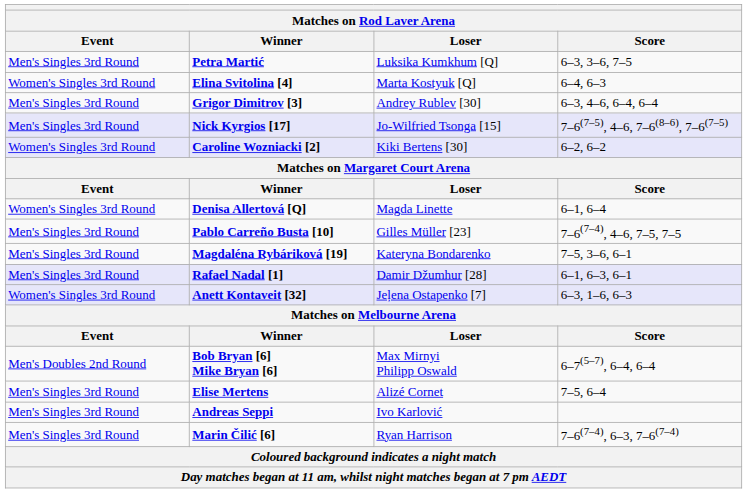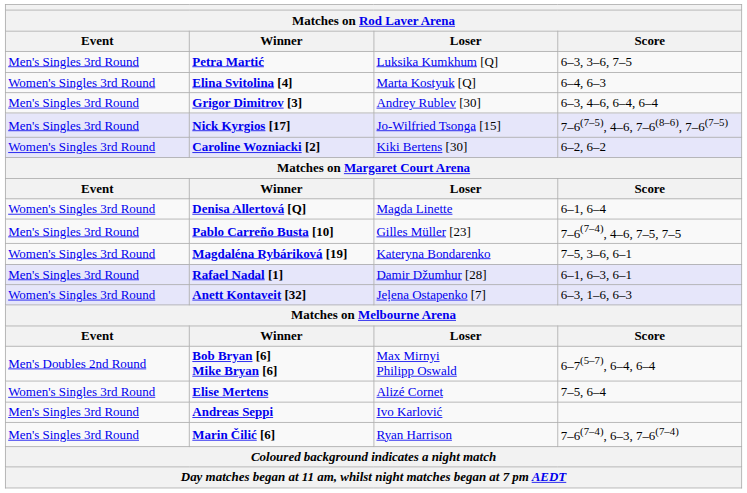(74, 253) Men's Singles 3rd Round -> (82, 253) Women's Singles 3rd Round
(74, 391) Men's Singles 3rd Round -> (82, 391) Women's Singles 3rd Round
